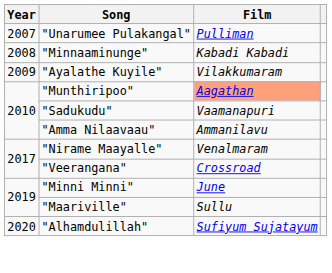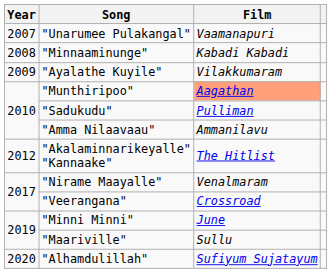(225, 33) Pulliman -> (236, 33) Vaamanapuri
(236, 110) Vaamanapuri -> (225, 110) Pulliman
+ row: (116, 156)
